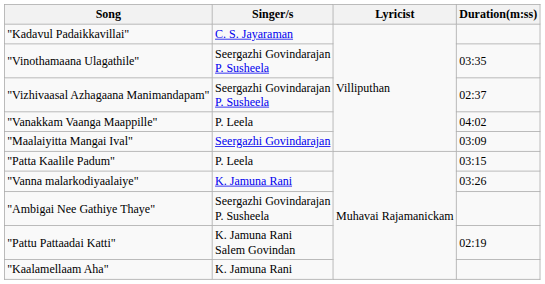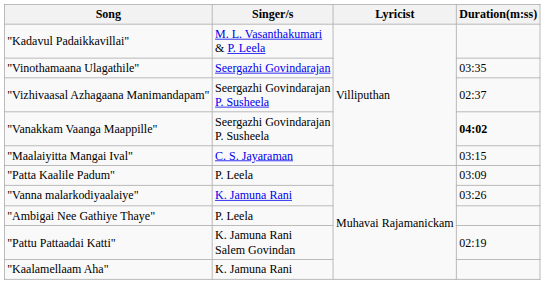(254, 34) C. S. Jayaraman -> (269, 41) M. L. Vasanthakumari & P. Leela
(273, 61) Seergazhi Govindarajan P. Susheela -> (273, 68) Seergazhi Govindarajan
(234, 122) P. Leela -> (273, 129) Seergazhi Govindarajan P. Susheela
(473, 122) normal -> (473, 129) bold
(273, 142) Seergazhi Govindarajan -> (254, 156) C. S. Jayaraman
(473, 142) 03:09 -> (473, 156) 03:15
(473, 161) 03:15 -> (473, 176) 03:09
(273, 208) Seergazhi Govindarajan P. Susheela -> (234, 215) P. Leela
